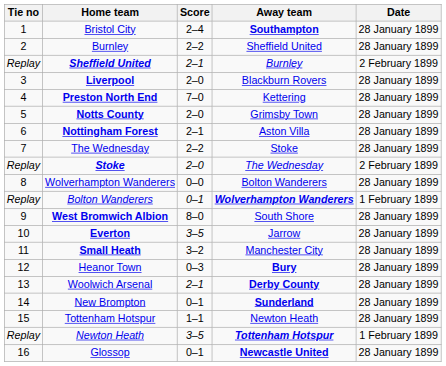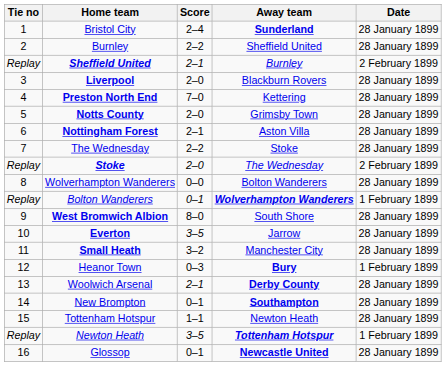(284, 30) Southampton -> (284, 30) Sunderland
(399, 268) 28 January 1899 -> (399, 268) 1 February 1899
(284, 302) Sunderland -> (284, 302) Southampton
